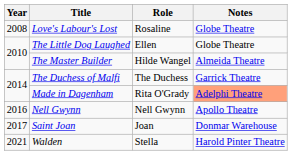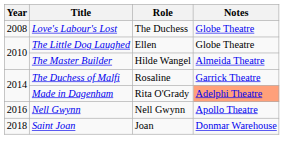(153, 28) Rosaline -> (161, 28) The Duchess
(161, 77) The Duchess -> (153, 77) Rosaline
(17, 126) 2017 -> (17, 126) 2018
- row: (47, 142)
